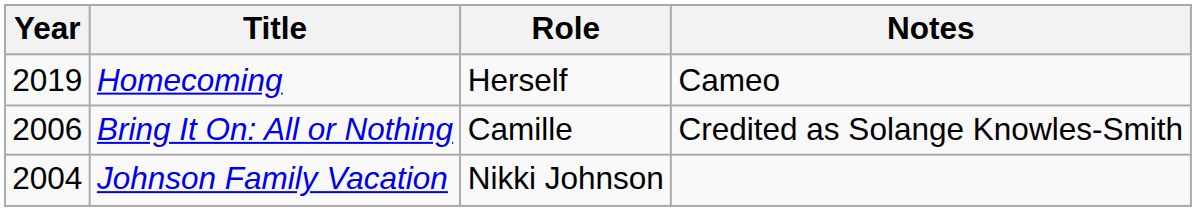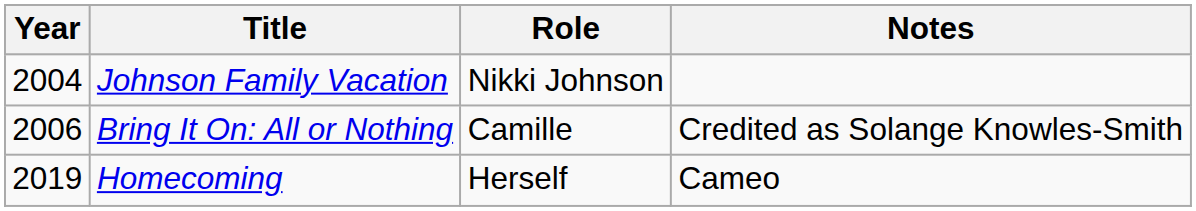rows swapped: (272, 179) <-> (190, 79)
